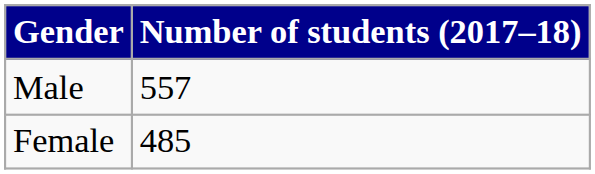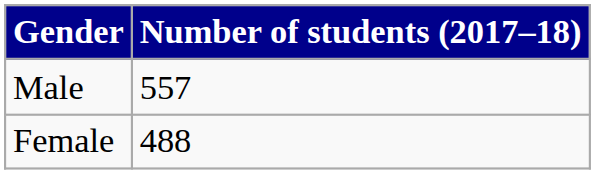(165, 140) 485 -> (165, 140) 488
